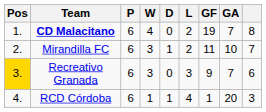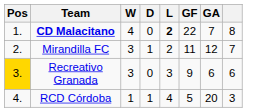- column: (131, 13)
(189, 31) normal -> (169, 31) bold
(209, 31) 19 -> (190, 31) 22
(231, 49) 10 -> (211, 49) 12
(231, 73) 7 -> (211, 73) 6
(209, 98) 1 -> (190, 98) 5
